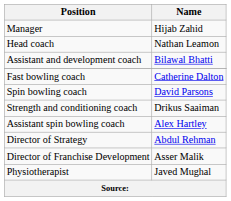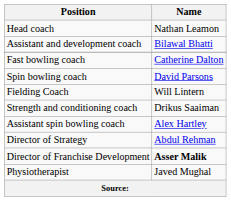- row: (25, 28)
+ row: (38, 92)
(179, 156) normal -> (180, 156) bold
